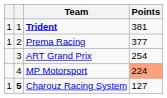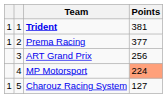(139, 56) 254 -> (139, 56) 256
(19, 85) bold -> (19, 85) normal
